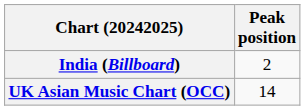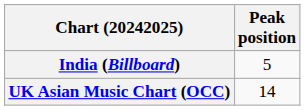(267, 64) 2 -> (267, 64) 5
